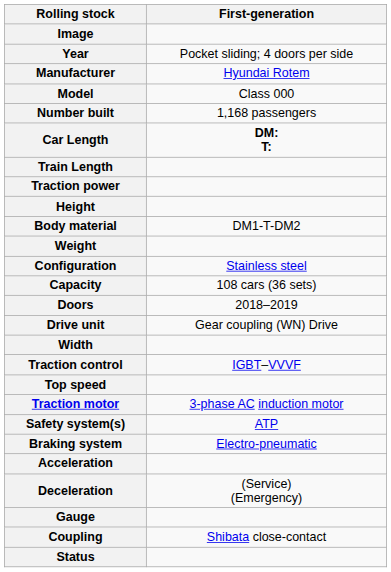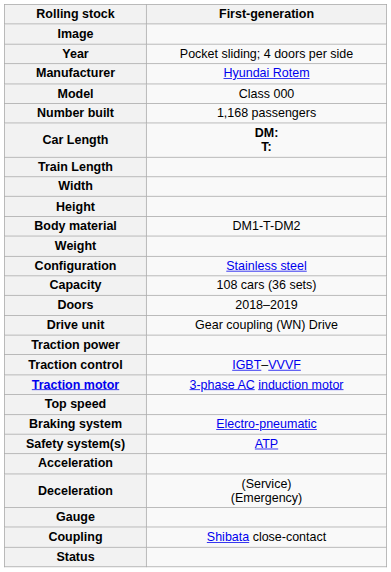rows swapped: (76, 345) <-> (76, 186)
rows swapped: (76, 404) <-> (76, 384)
rows swapped: (76, 444) <-> (76, 424)
